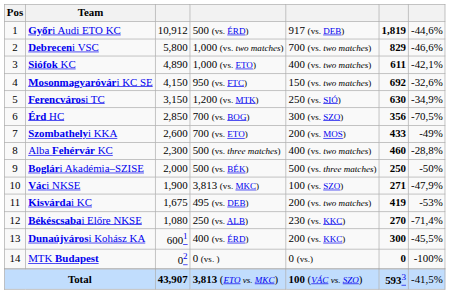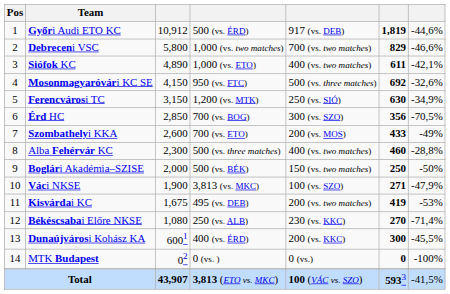(330, 82) 150 (vs. two matches) -> (333, 82) 500 (vs. three matches)
(333, 168) 500 (vs. three matches) -> (330, 168) 150 (vs. two matches)
